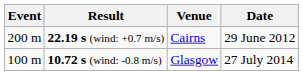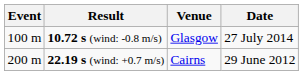rows swapped: (105, 59) <-> (106, 37)
